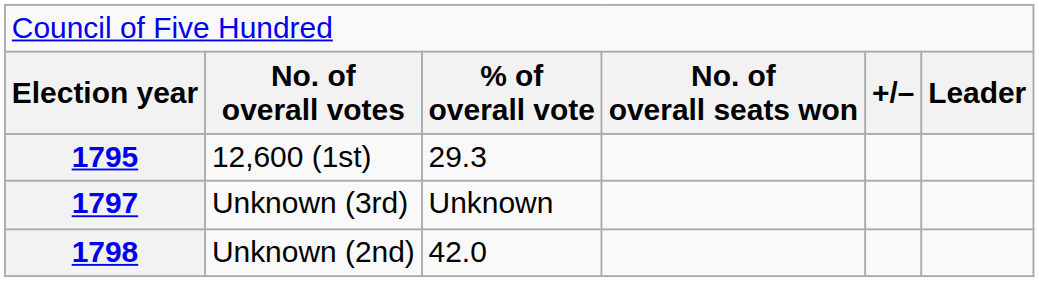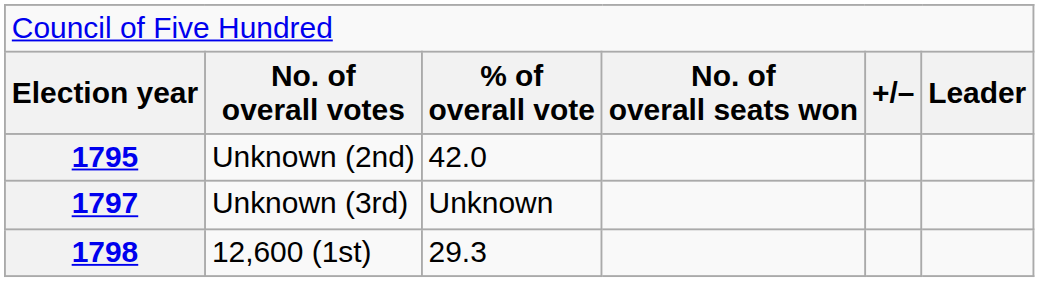(292, 156) 12,600 (1st) -> (313, 156) Unknown (2nd)
(458, 156) 29.3 -> (458, 156) 42.0
(313, 251) Unknown (2nd) -> (292, 251) 12,600 (1st)
(458, 251) 42.0 -> (458, 251) 29.3
